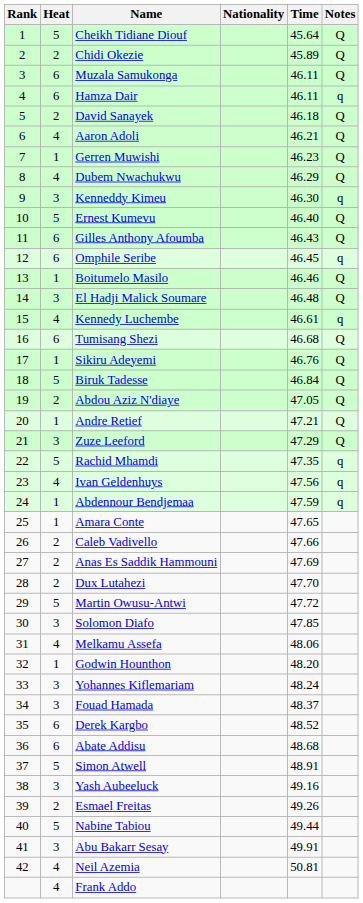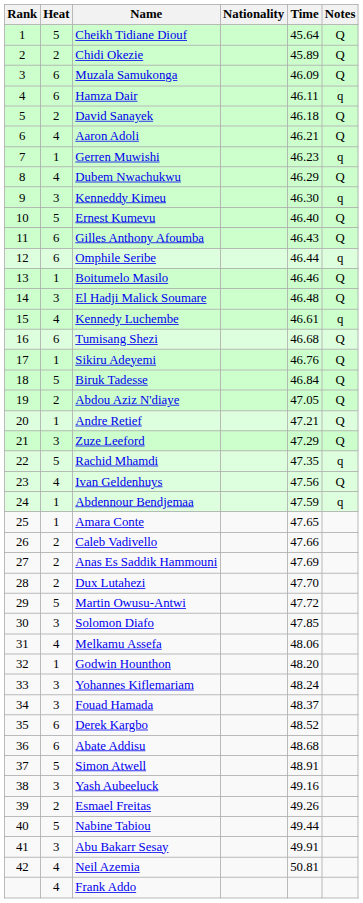(305, 75) 46.11 -> (305, 75) 46.09
(340, 156) Q -> (340, 156) q
(305, 258) 46.45 -> (305, 258) 46.44
(340, 481) q -> (340, 481) Q
